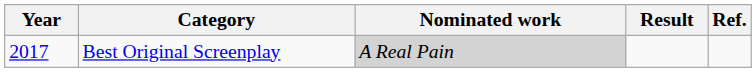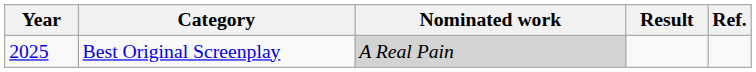(29, 51) 2017 -> (29, 51) 2025
